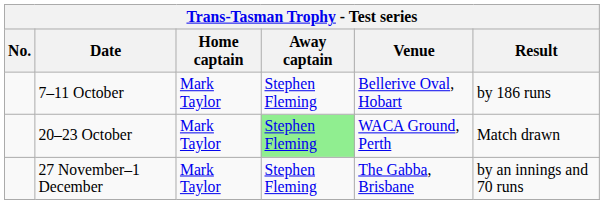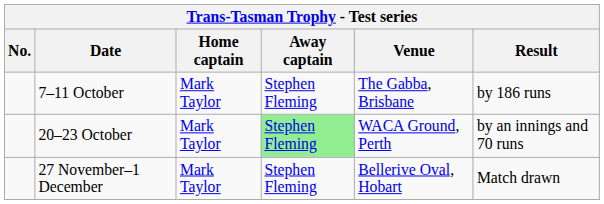(406, 93) Bellerive Oval, Hobart -> (395, 93) The Gabba, Brisbane
(519, 135) Match drawn -> (532, 135) by an innings and 70 runs
(395, 178) The Gabba, Brisbane -> (406, 178) Bellerive Oval, Hobart
(532, 178) by an innings and 70 runs -> (519, 178) Match drawn
